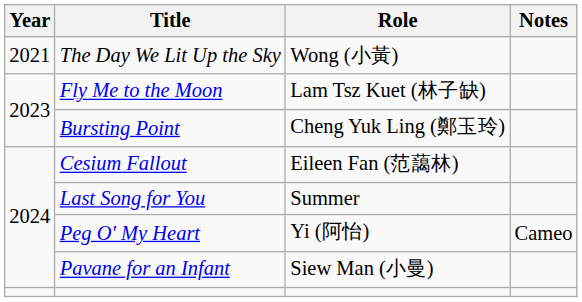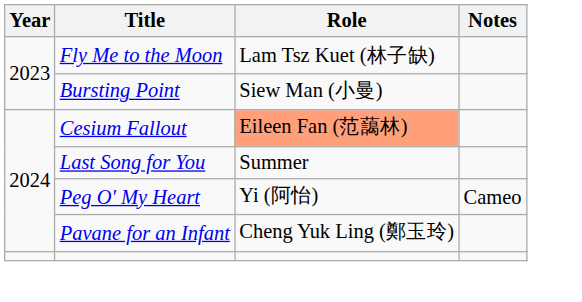- row: (170, 55)
(398, 127) Cheng Yuk Ling (鄭玉玲) -> (311, 90) Siew Man (小曼)
(374, 163) no background -> (323, 127) lightsalmon background
(362, 268) Siew Man (小曼) -> (347, 232) Cheng Yuk Ling (鄭玉玲)
